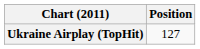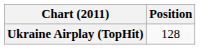(171, 34) 127 -> (171, 34) 128
